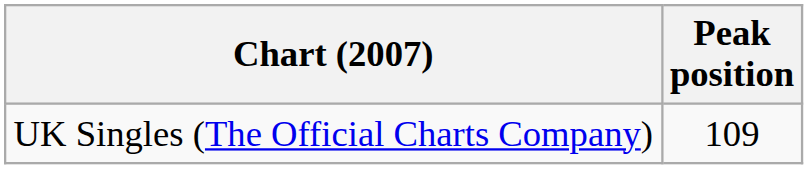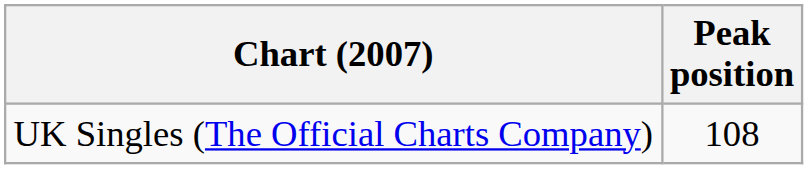(732, 132) 109 -> (732, 132) 108
